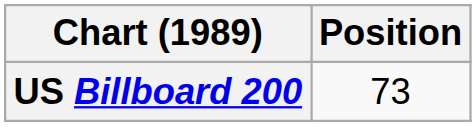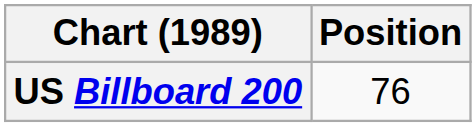(391, 90) 73 -> (391, 90) 76
